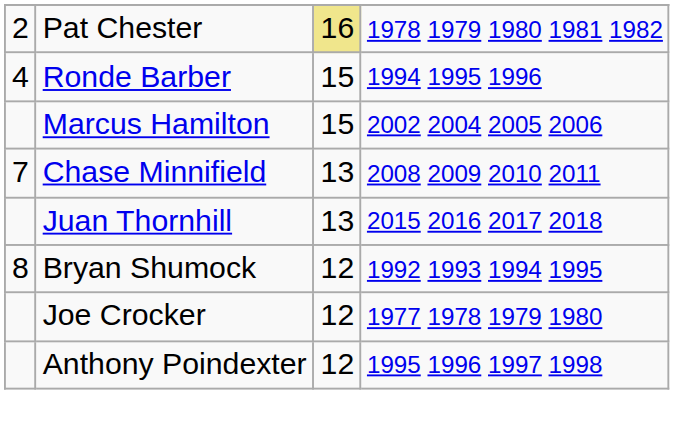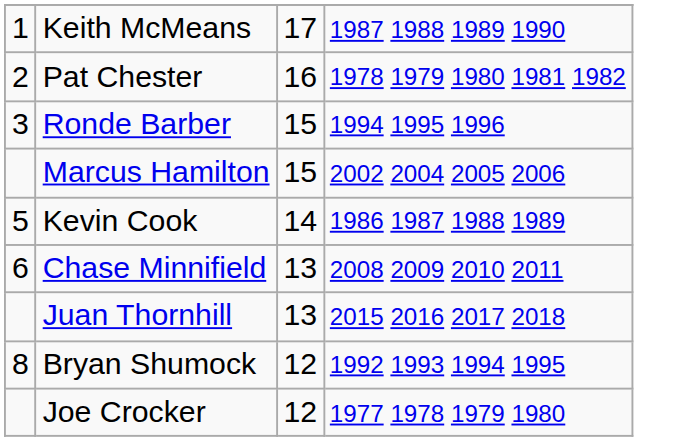+ row: (147, 28)
(337, 28) khaki background -> (300, 76) no background
(20, 76) 4 -> (20, 124) 3
+ row: (120, 220)
(20, 172) 7 -> (20, 268) 6
- row: (175, 364)
